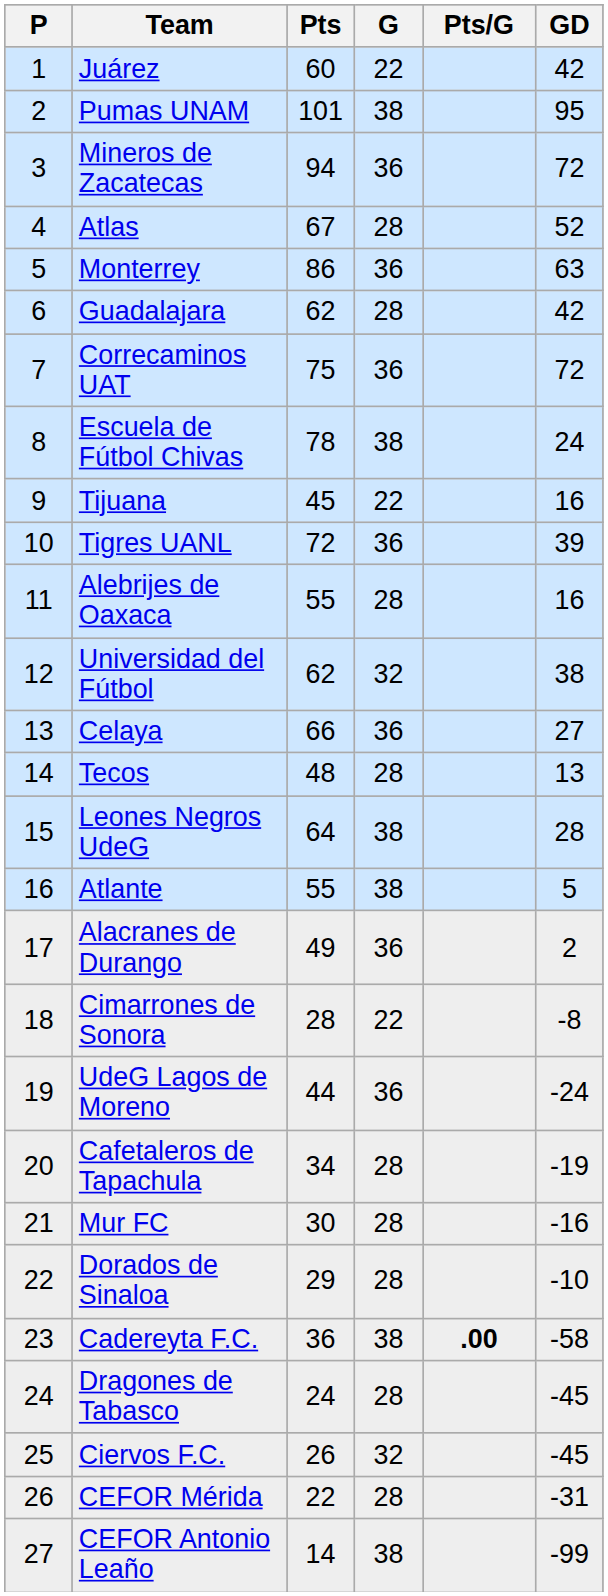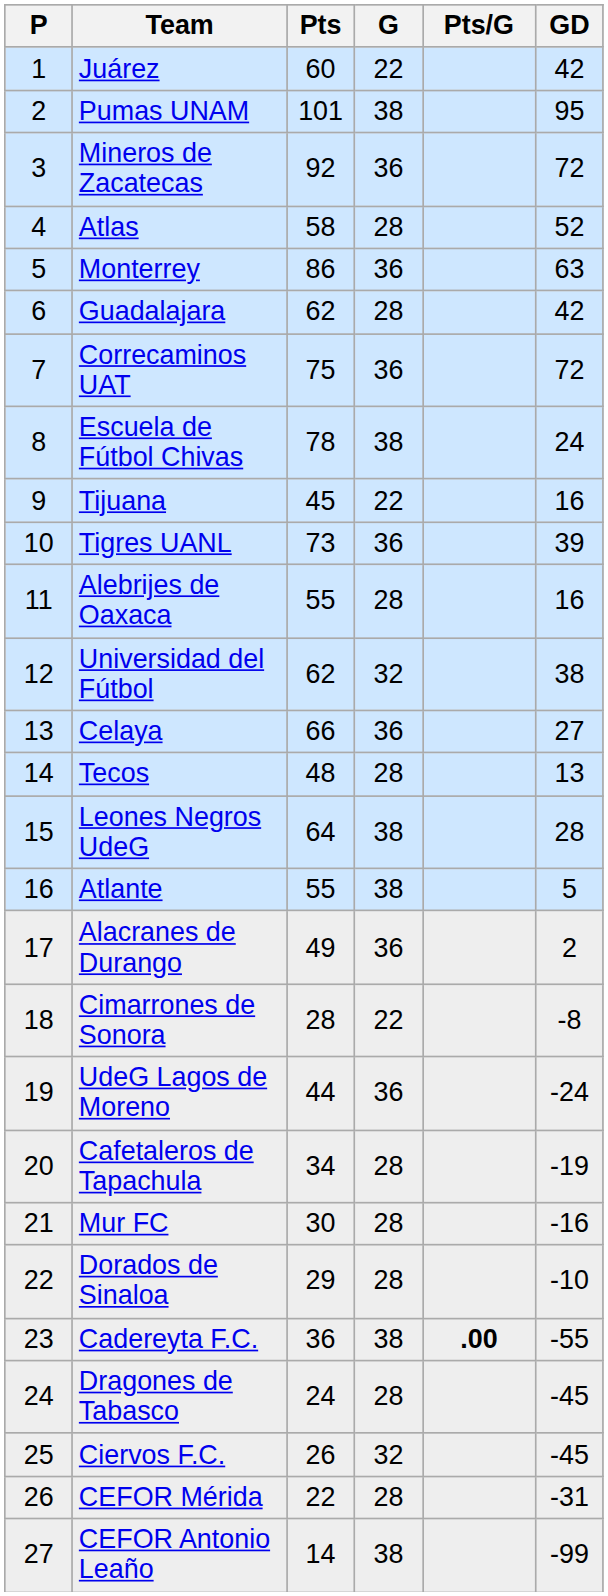(321, 168) 94 -> (321, 168) 92
(321, 226) 67 -> (321, 226) 58
(321, 542) 72 -> (321, 542) 73
(569, 1338) -58 -> (569, 1338) -55
